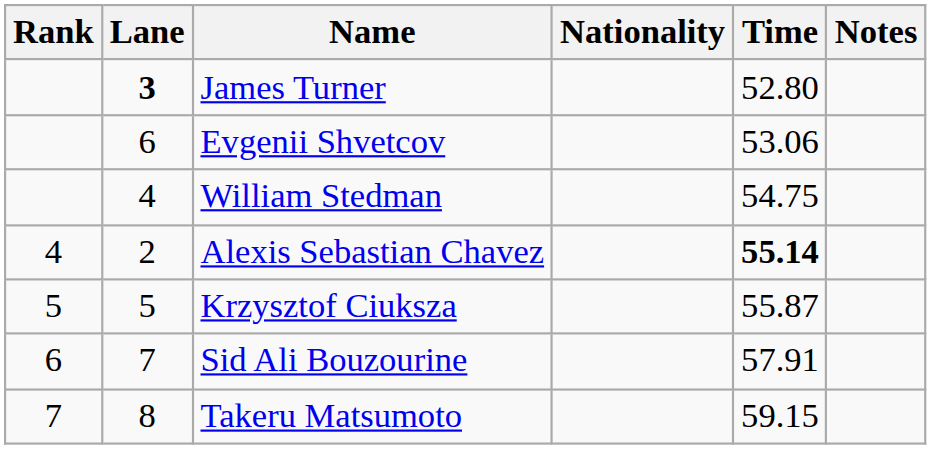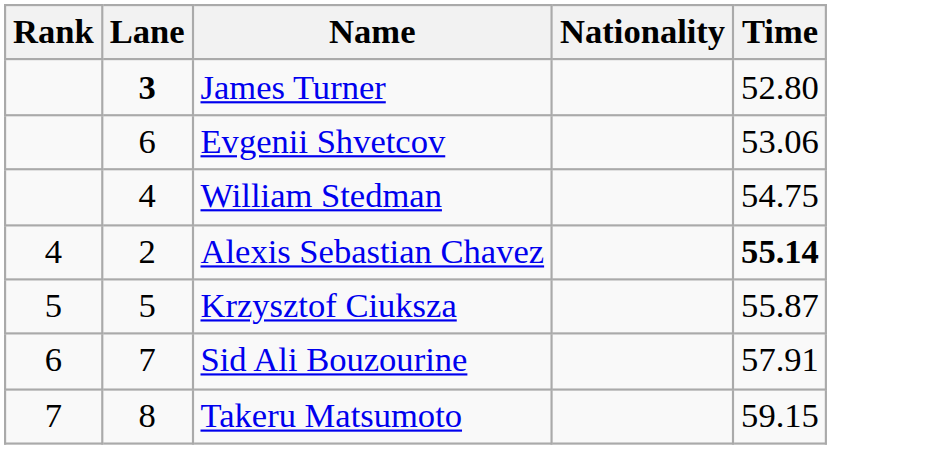- column: (876, 31)
